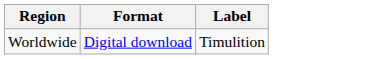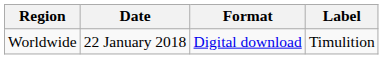+ column: (135, 16)
